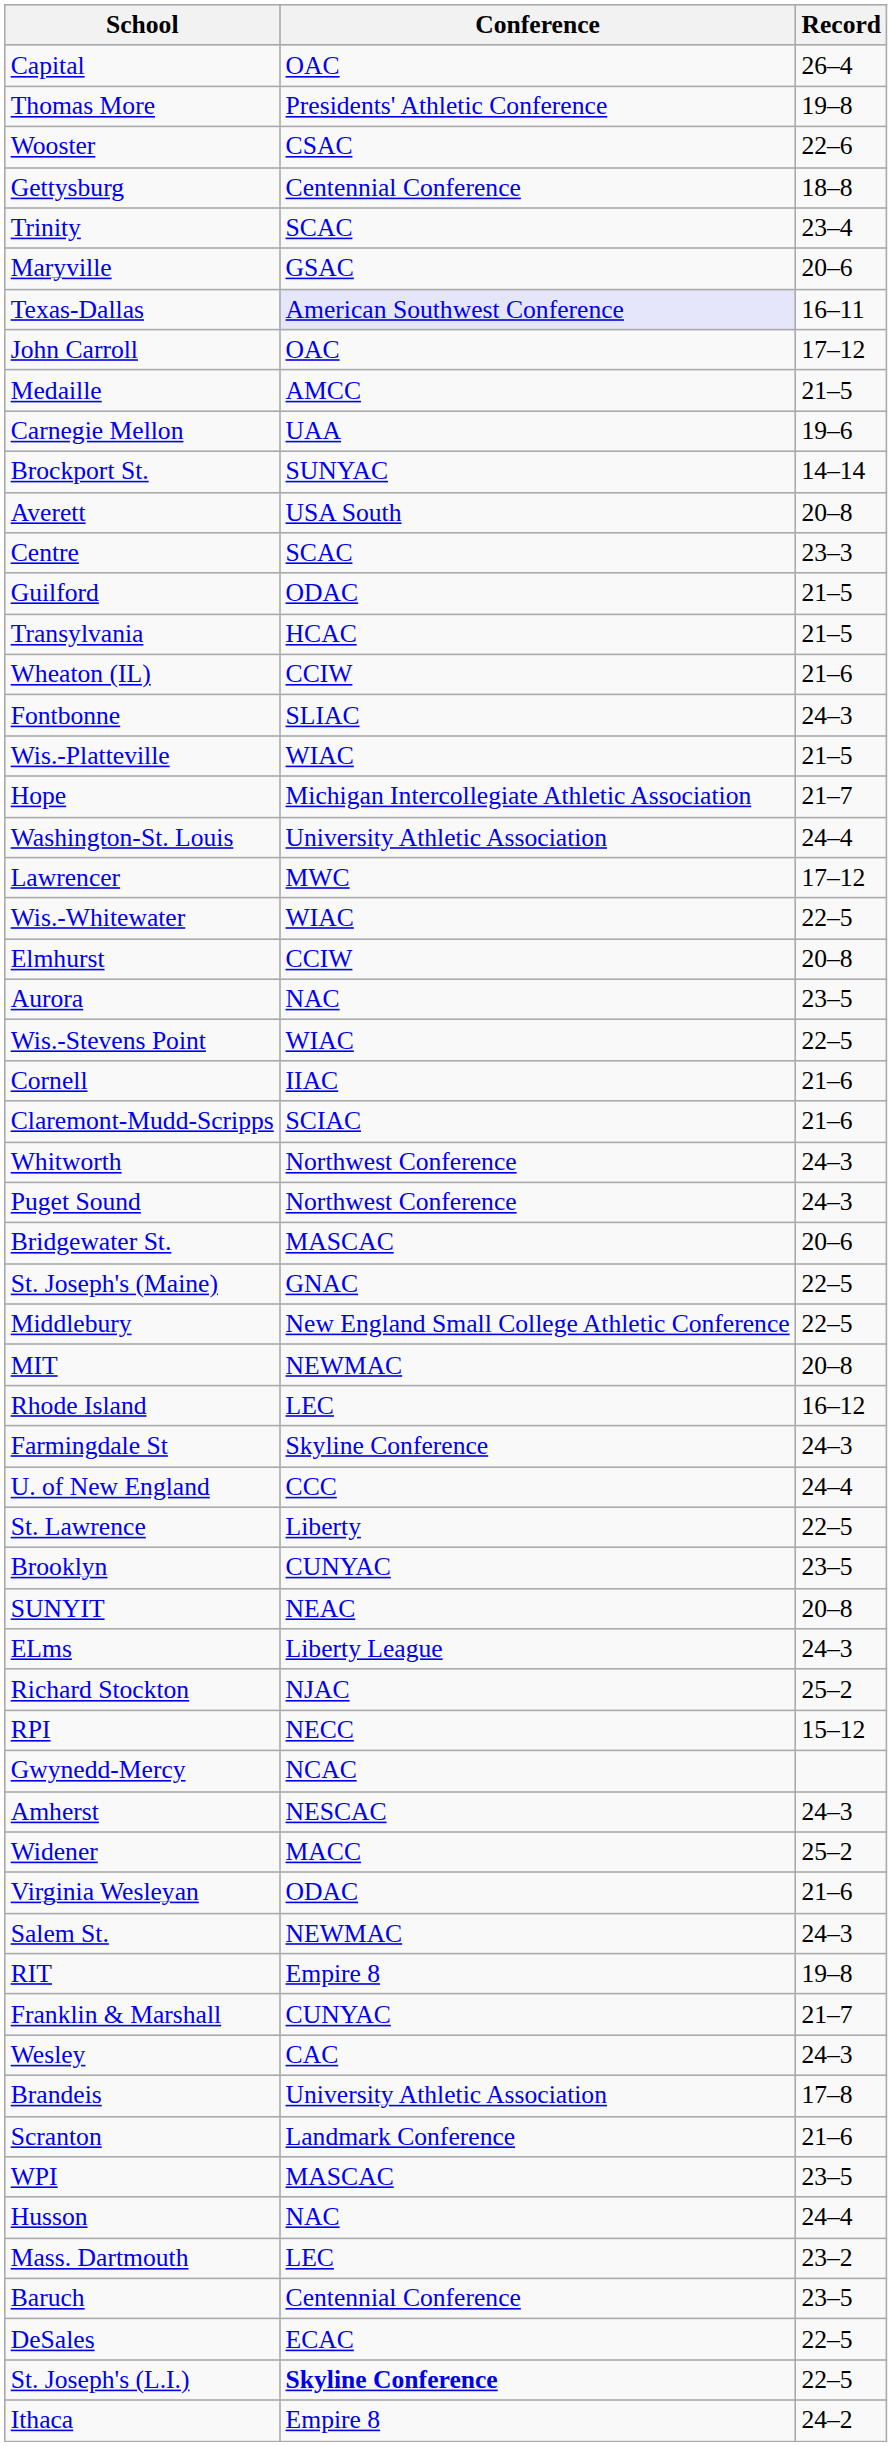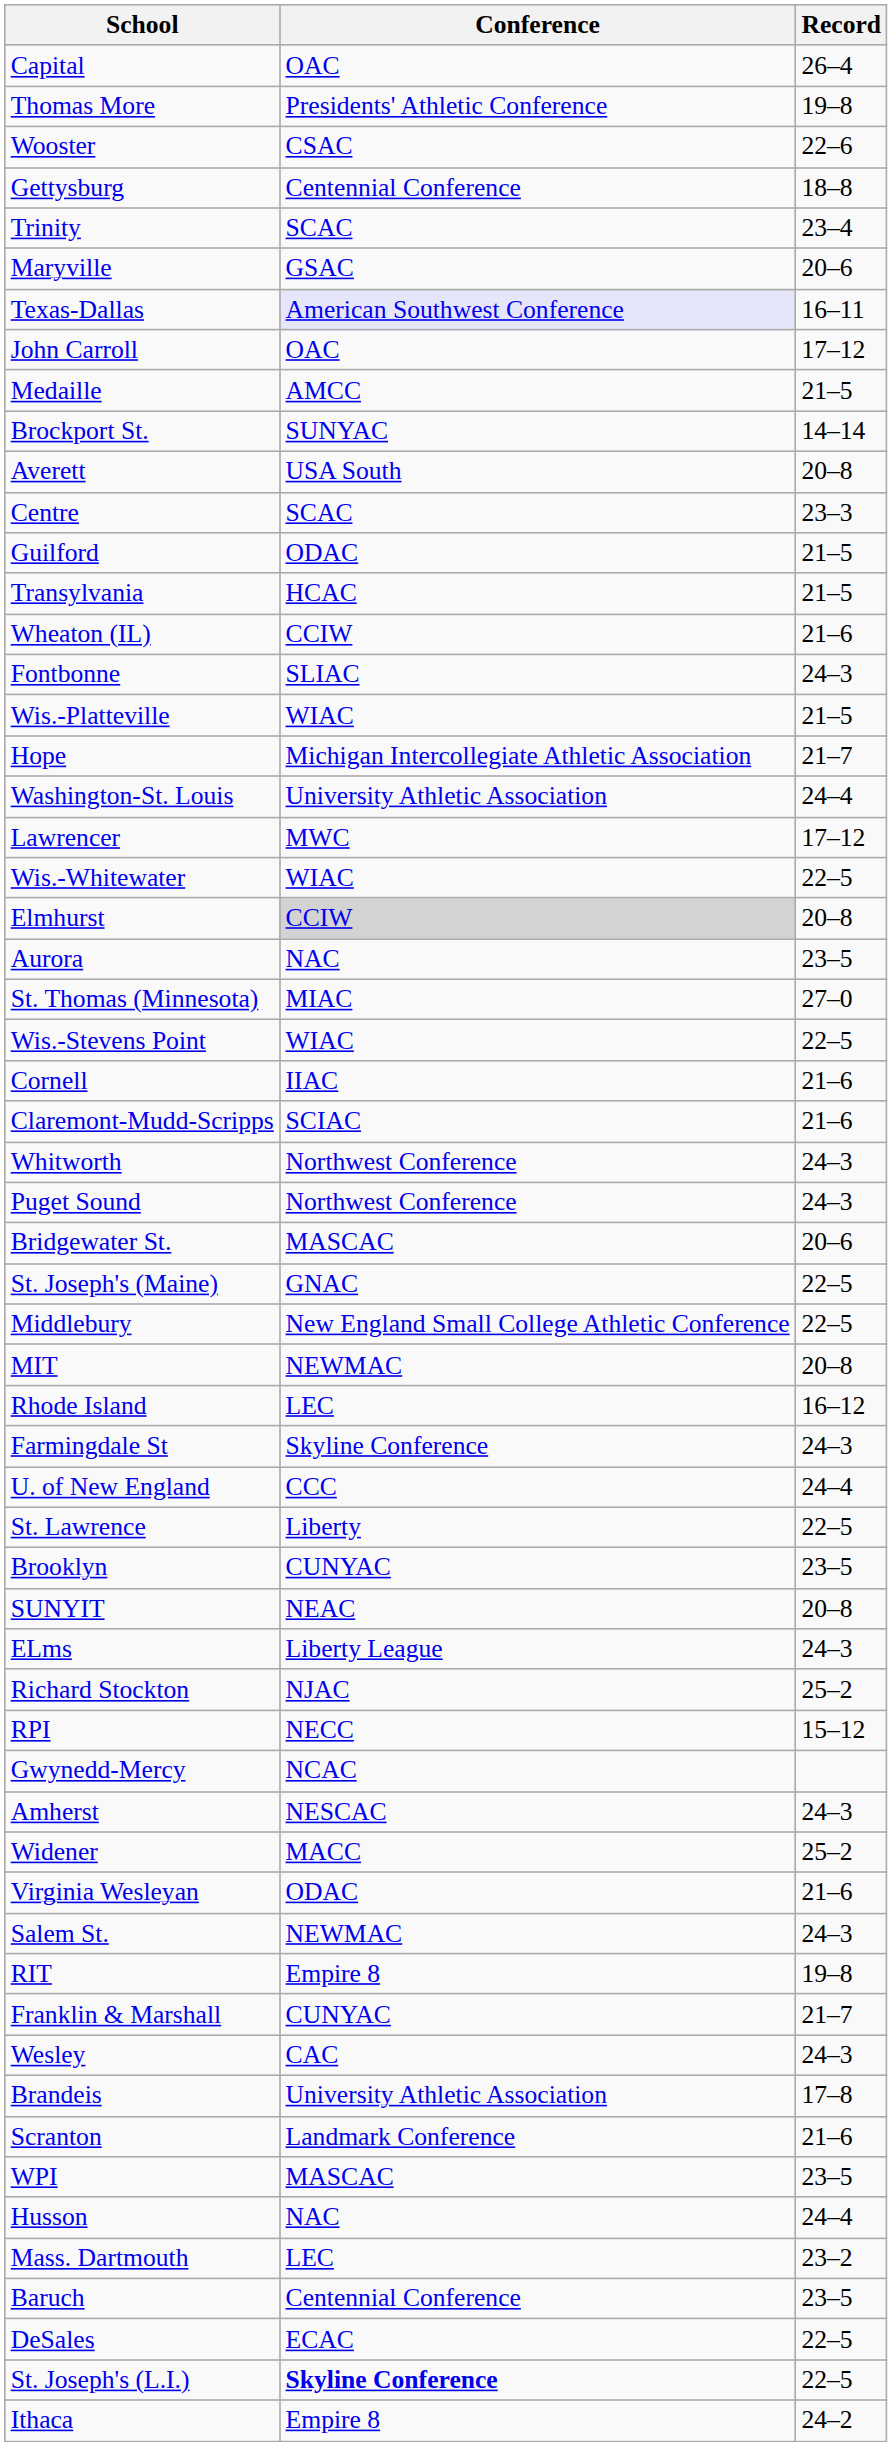- row: (97, 430)
(319, 958) no background -> (319, 918) lightgrey background
+ row: (135, 999)
